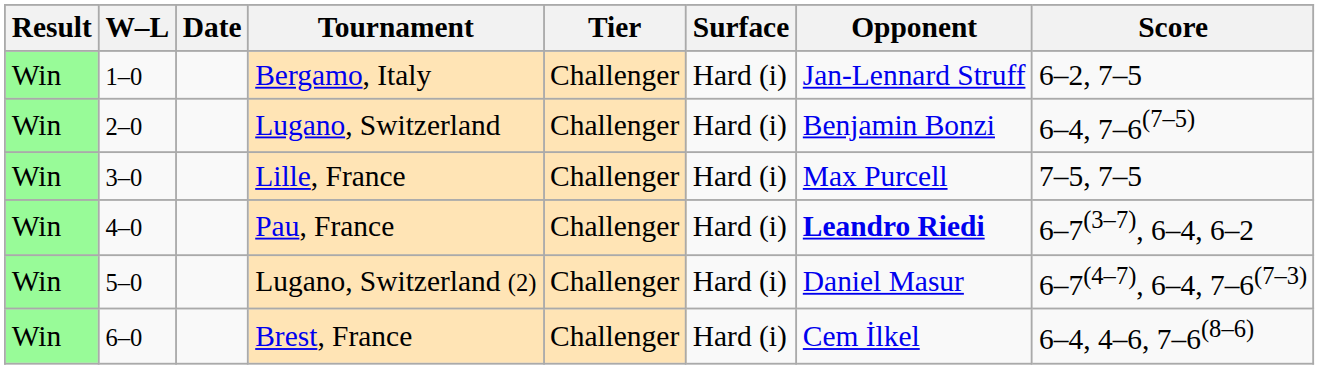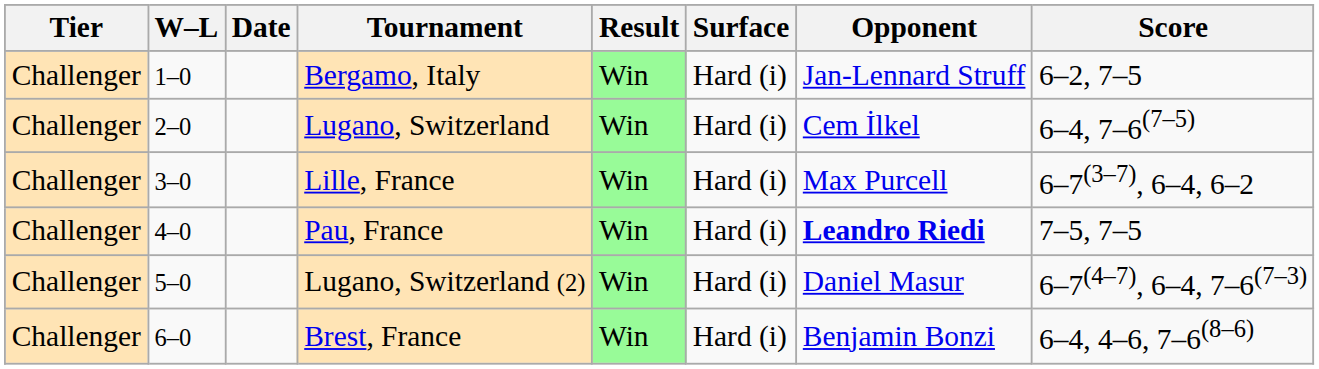columns swapped: (52, 27) <-> (615, 27)
(899, 125) Benjamin Bonzi -> (861, 125) Cem İlkel
(1091, 175) 7–5, 7–5 -> (1147, 179) 6–7(3–7), 6–4, 6–2
(1147, 226) 6–7(3–7), 6–4, 6–2 -> (1091, 230) 7–5, 7–5
(861, 335) Cem İlkel -> (899, 335) Benjamin Bonzi
